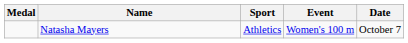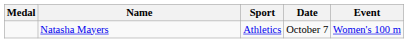columns swapped: (320, 12) <-> (380, 12)
